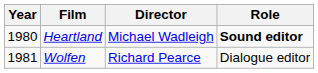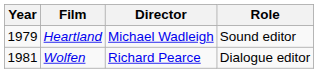(22, 36) 1980 -> (22, 36) 1979
(261, 36) bold -> (258, 36) normal
